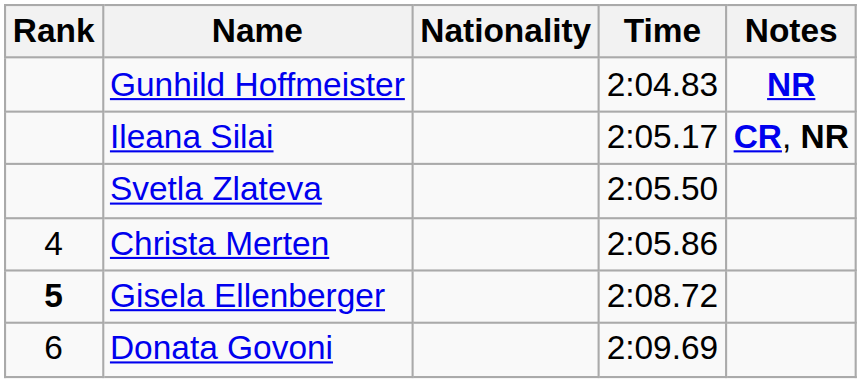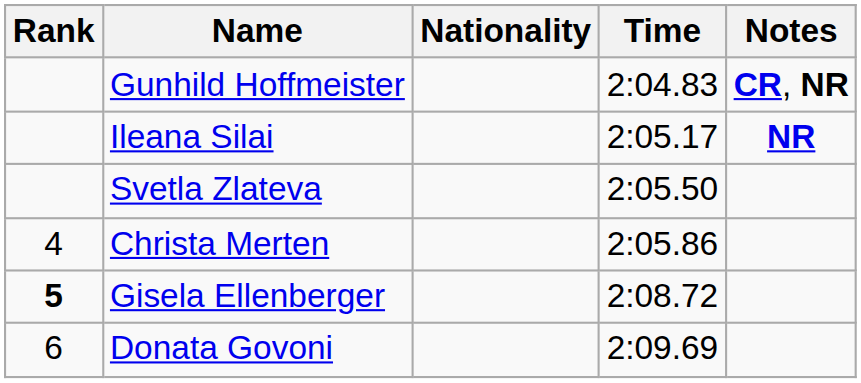(791, 84) NR -> (791, 84) CR, NR
(791, 137) CR, NR -> (791, 137) NR
